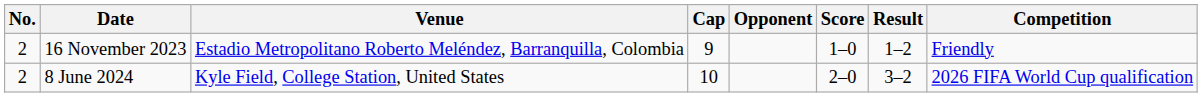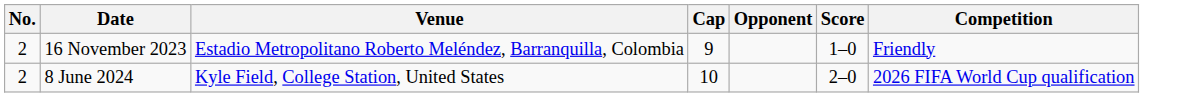- column: (898, 19)
